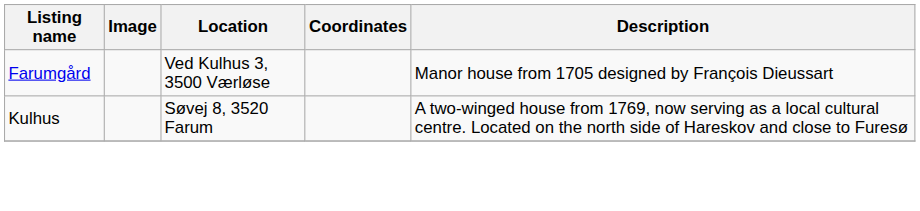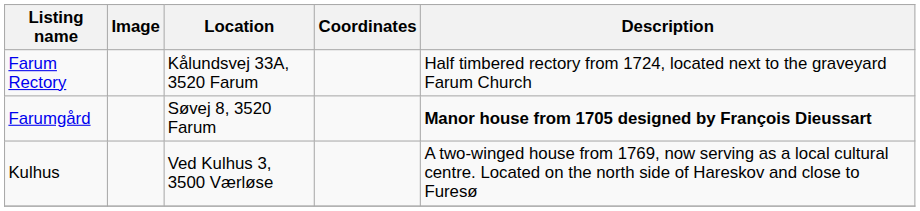+ row: (37, 72)
(217, 72) Ved Kulhus 3, 3500 Værløse -> (220, 118) Søvej 8, 3520 Farum
(624, 72) normal -> (648, 118) bold
(216, 118) Søvej 8, 3520 Farum -> (220, 173) Ved Kulhus 3, 3500 Værløse
